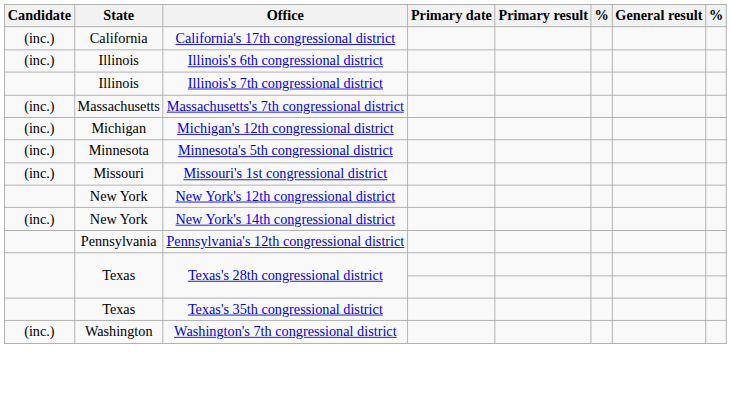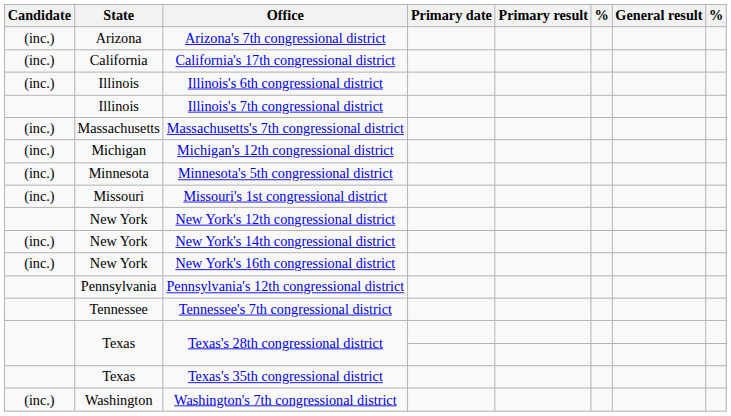+ row: (119, 38)
+ row: (119, 264)
+ row: (119, 309)
